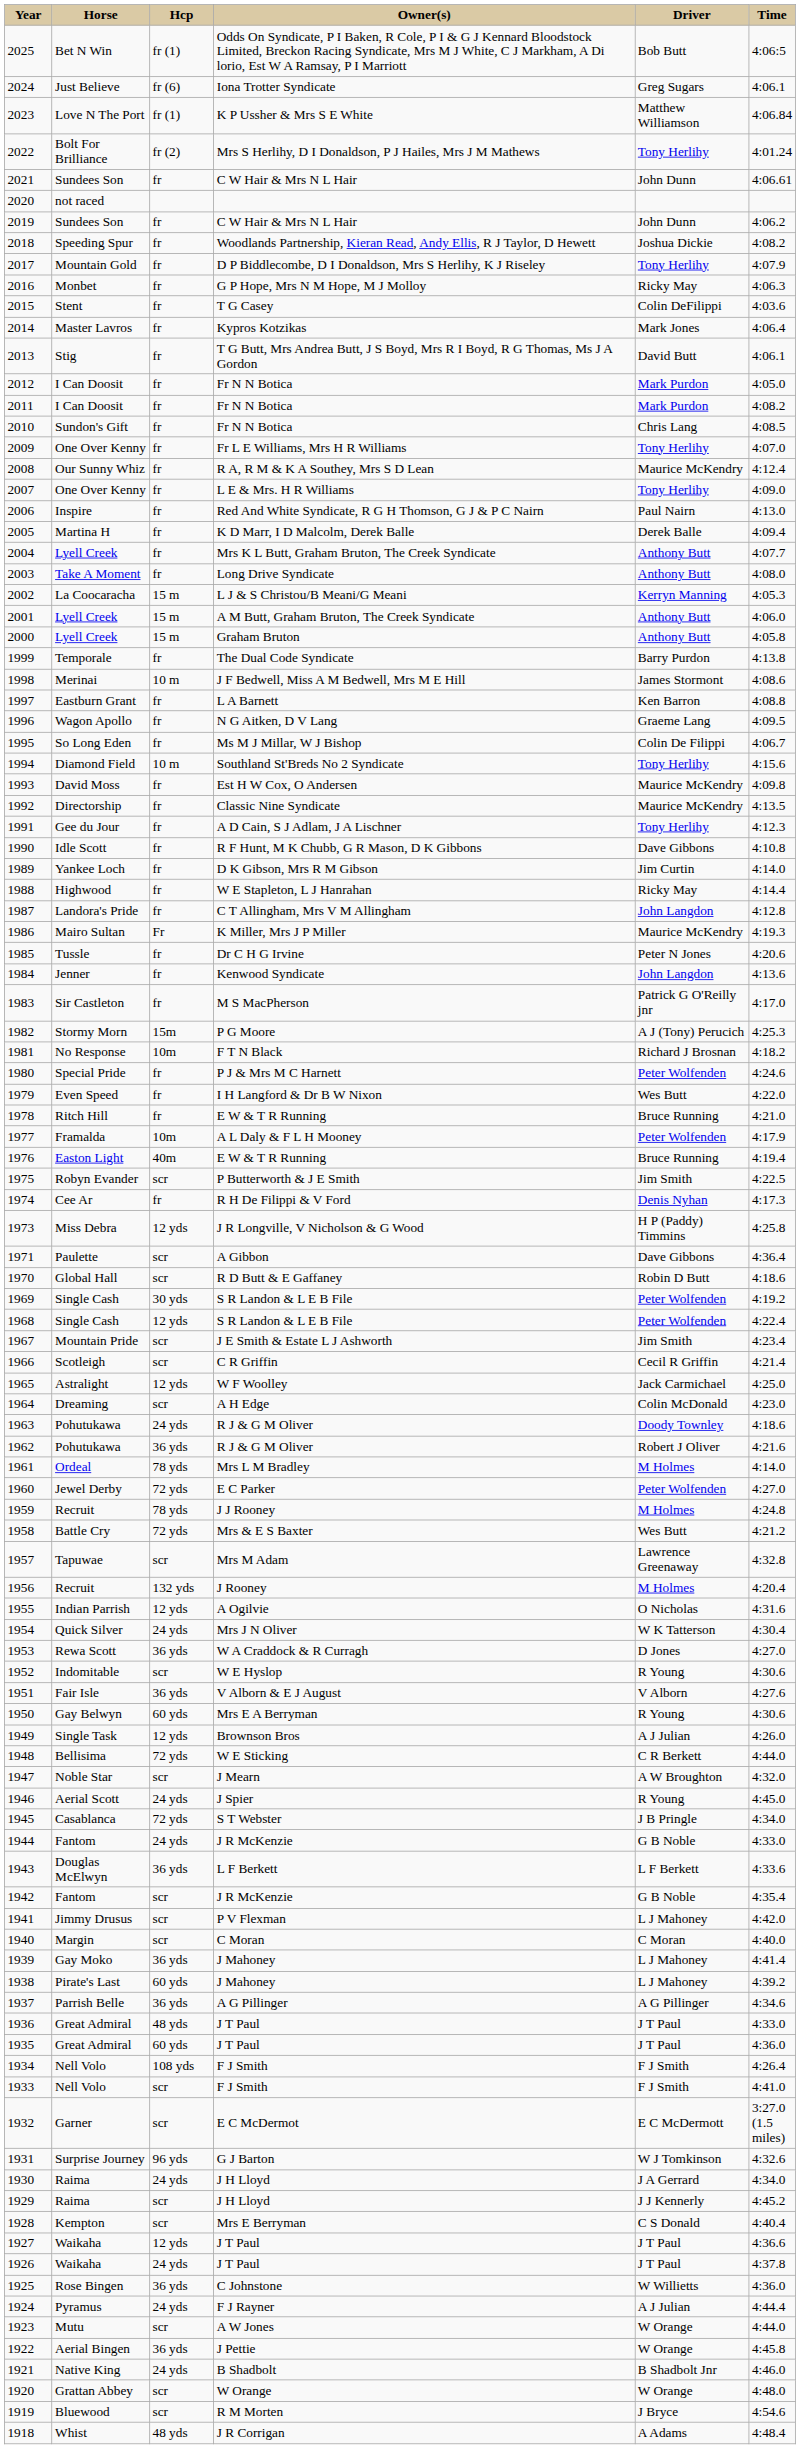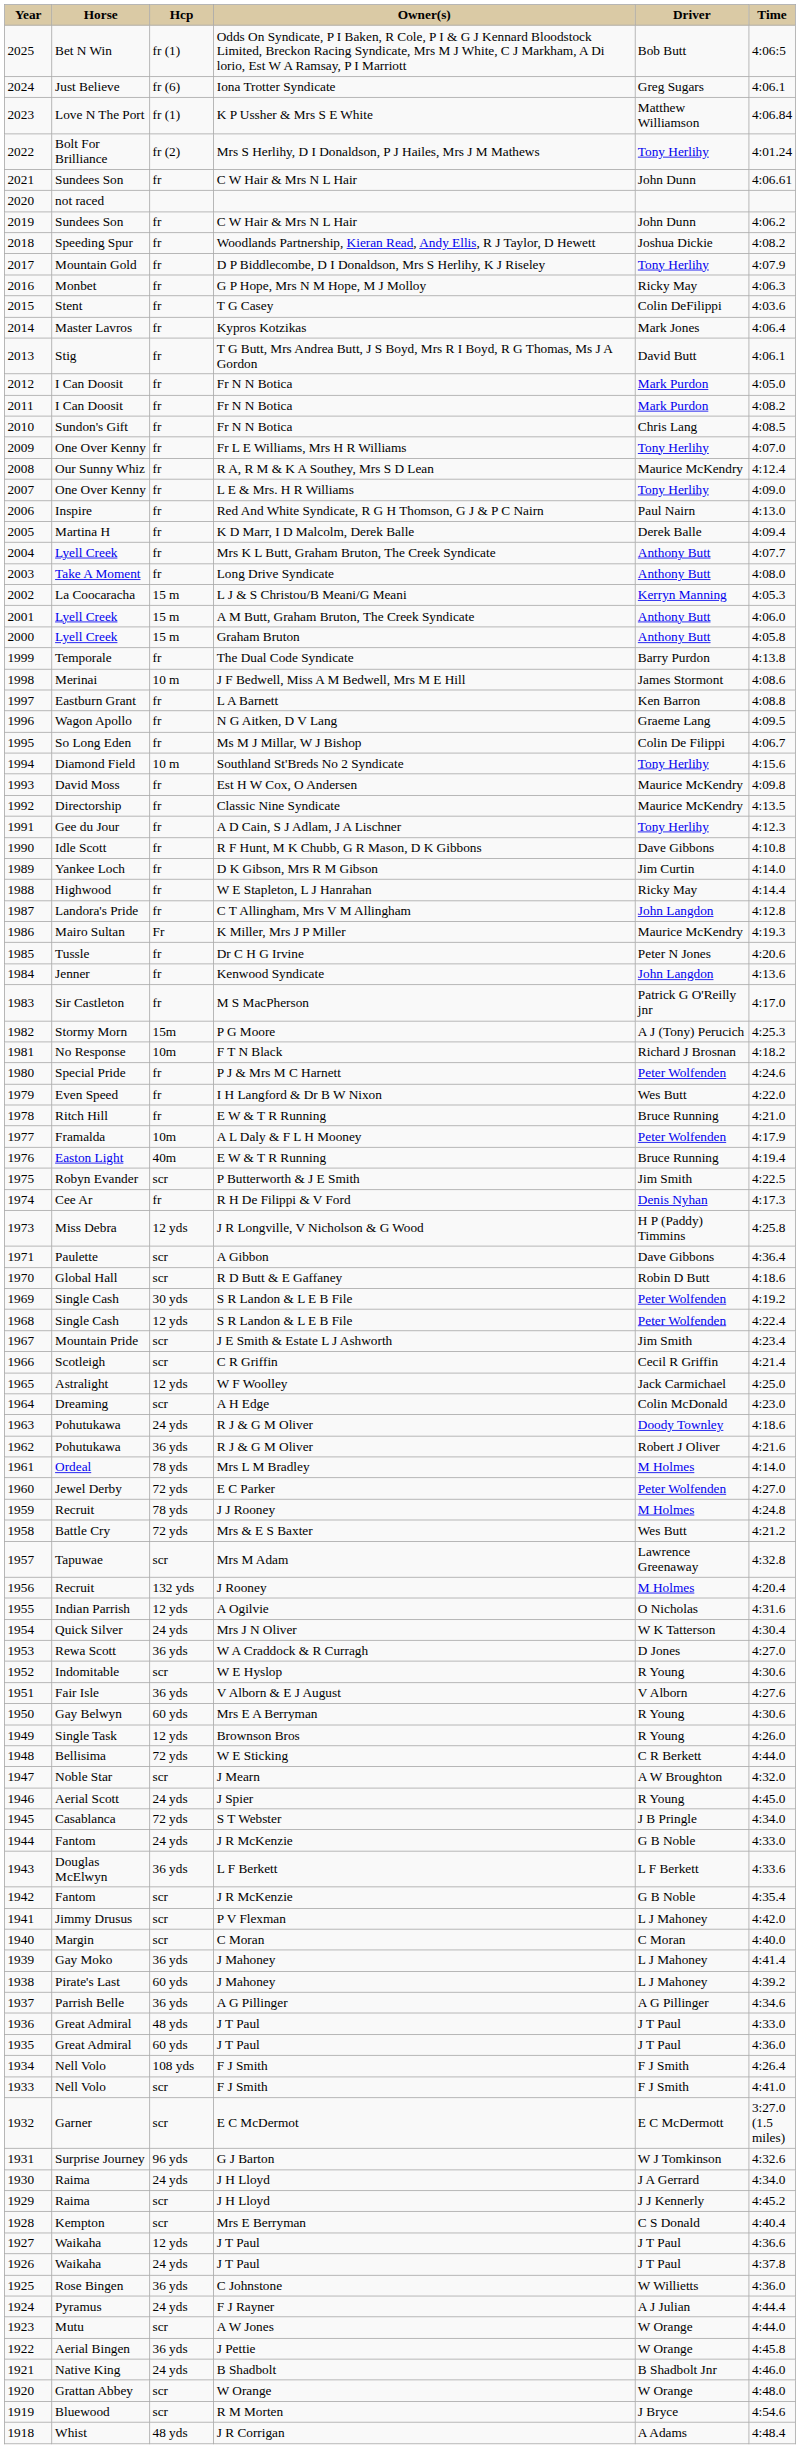(664, 1735) A J Julian -> (661, 1735) R Young
